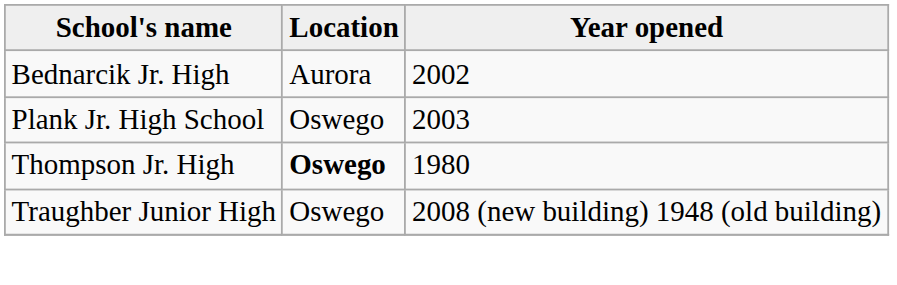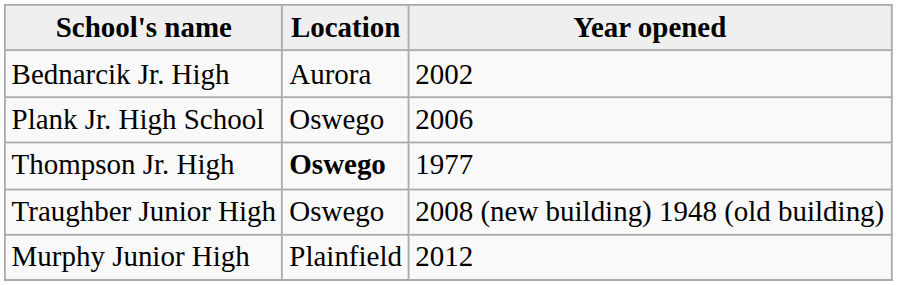(441, 119) 2003 -> (444, 119) 2006
(441, 165) 1980 -> (444, 165) 1977
+ row: (131, 257)
